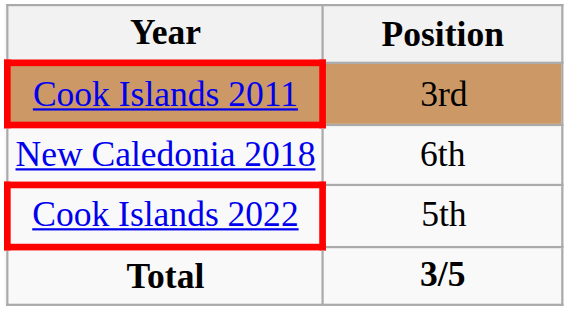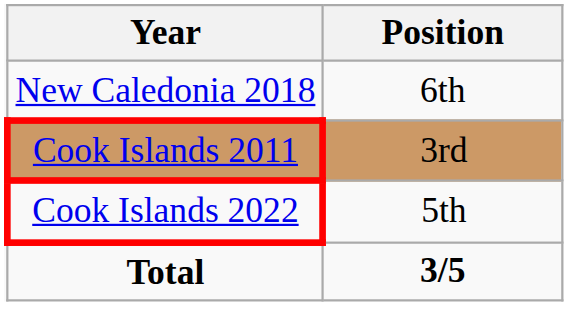rows swapped: (165, 93) <-> (165, 154)
